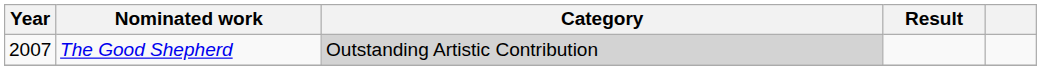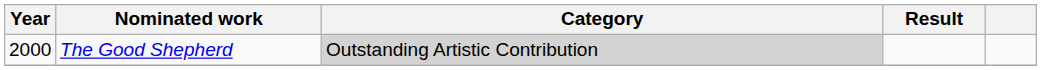(30, 49) 2007 -> (30, 49) 2000
